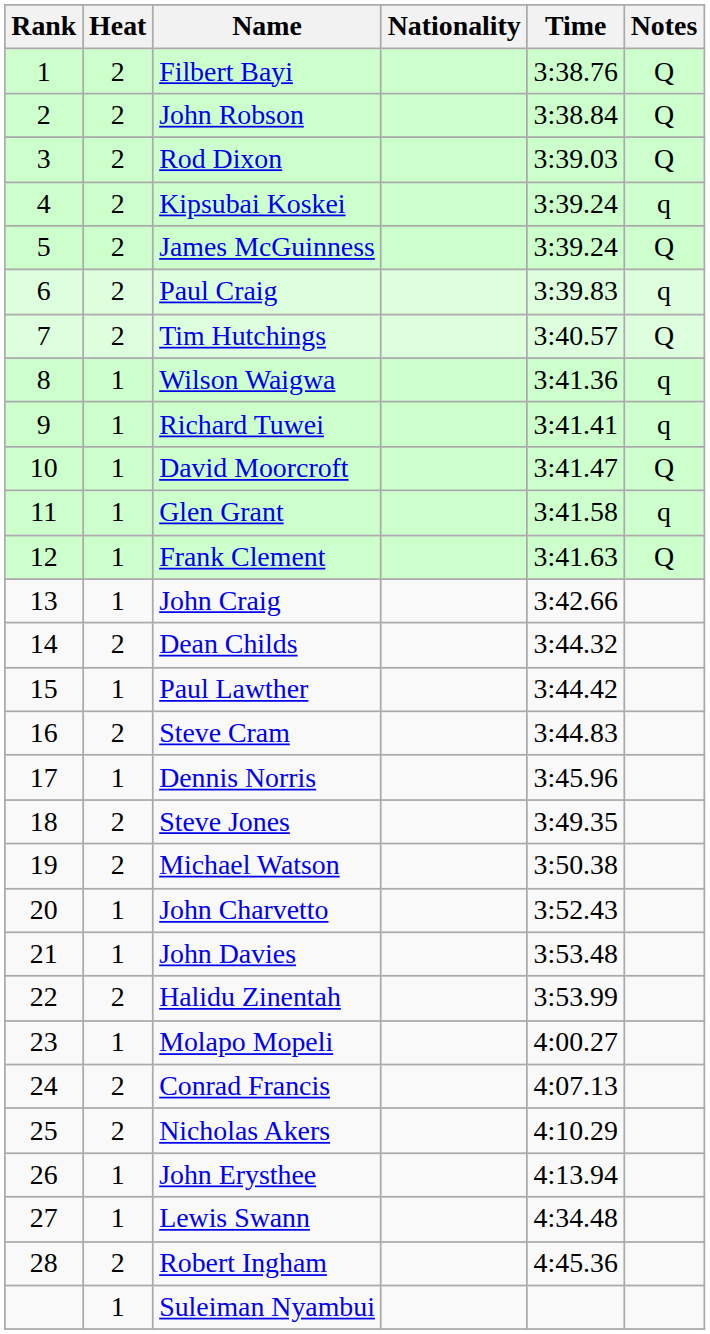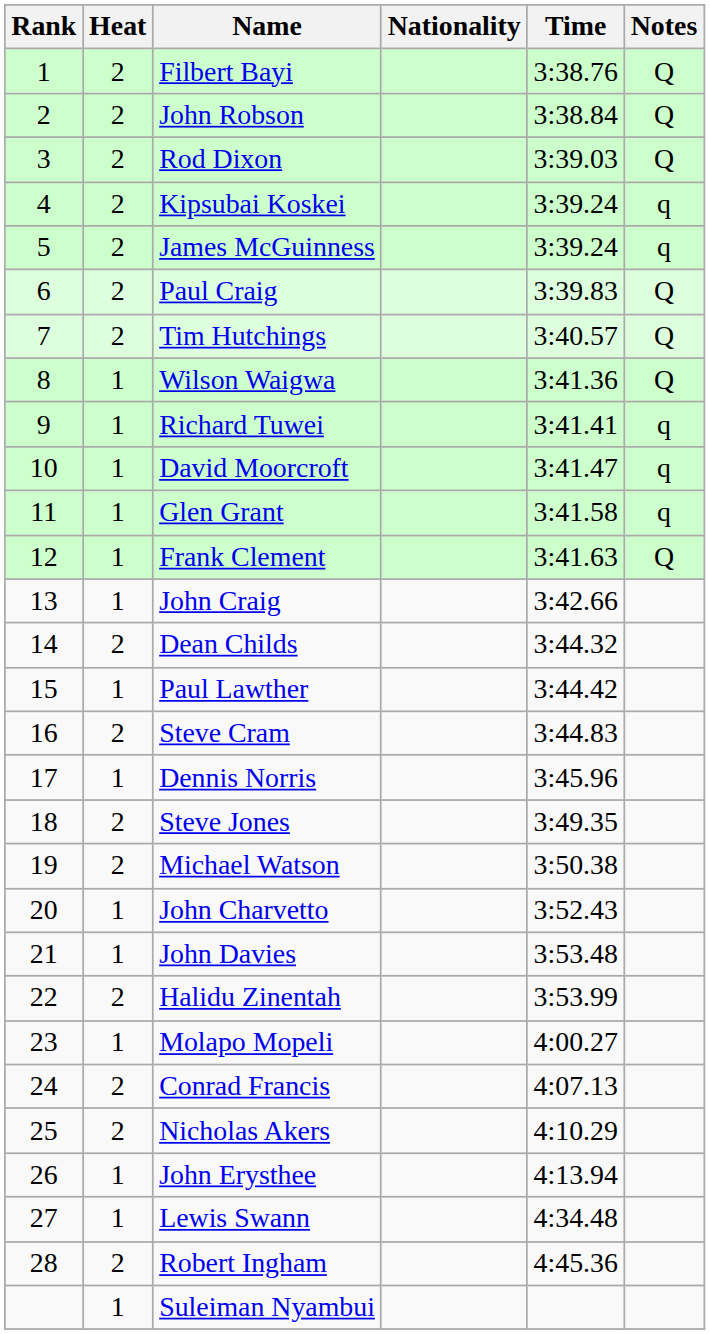(664, 247) Q -> (664, 247) q
(664, 291) q -> (664, 291) Q
(664, 379) q -> (664, 379) Q
(664, 468) Q -> (664, 468) q
